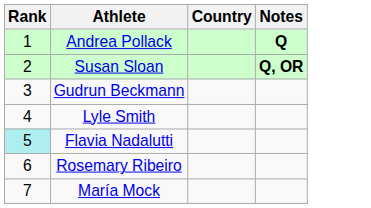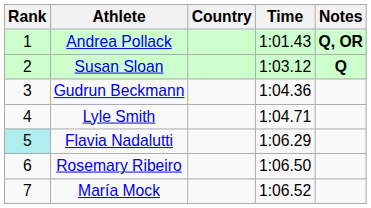+ column: (285, 16)
(281, 41) Q -> (341, 41) Q, OR
(281, 66) Q, OR -> (341, 66) Q
